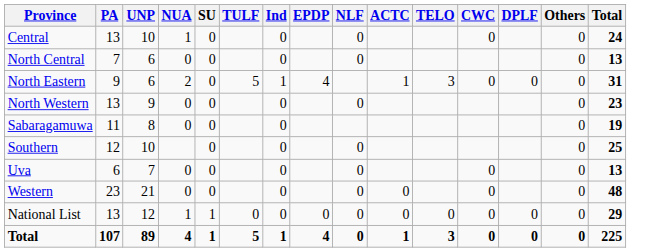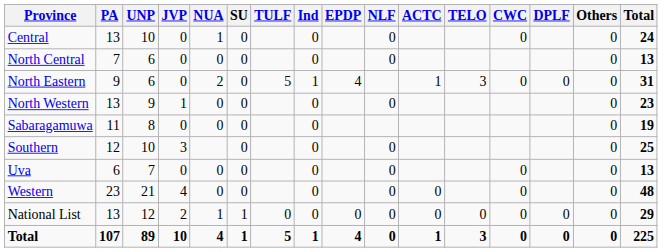+ column: (174, 15)
